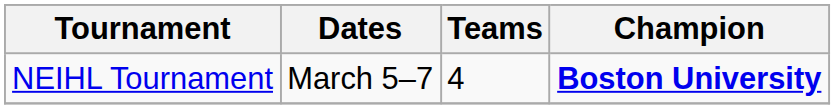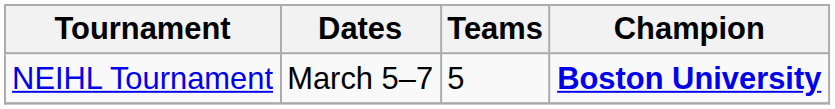(456, 77) 4 -> (456, 77) 5
